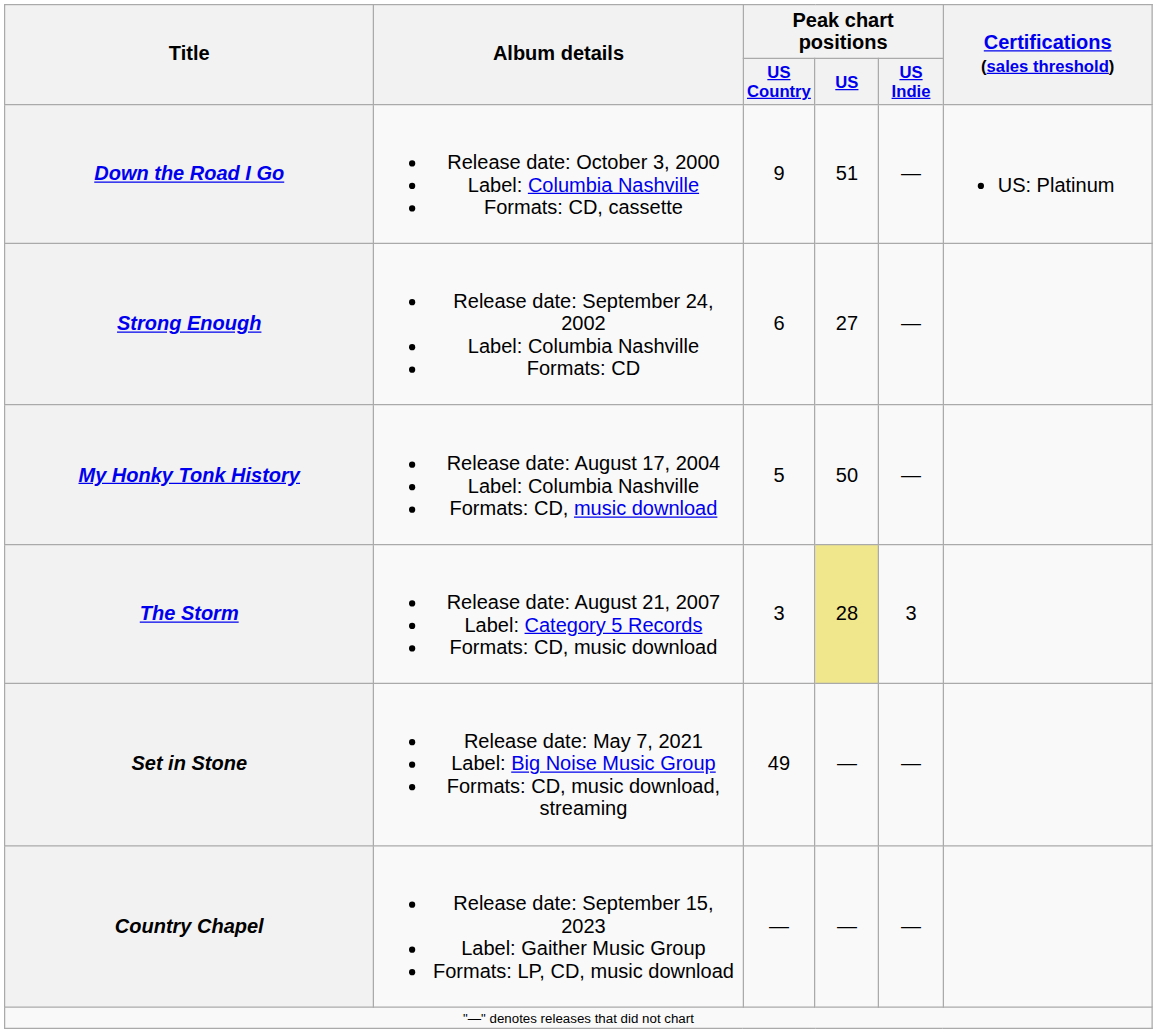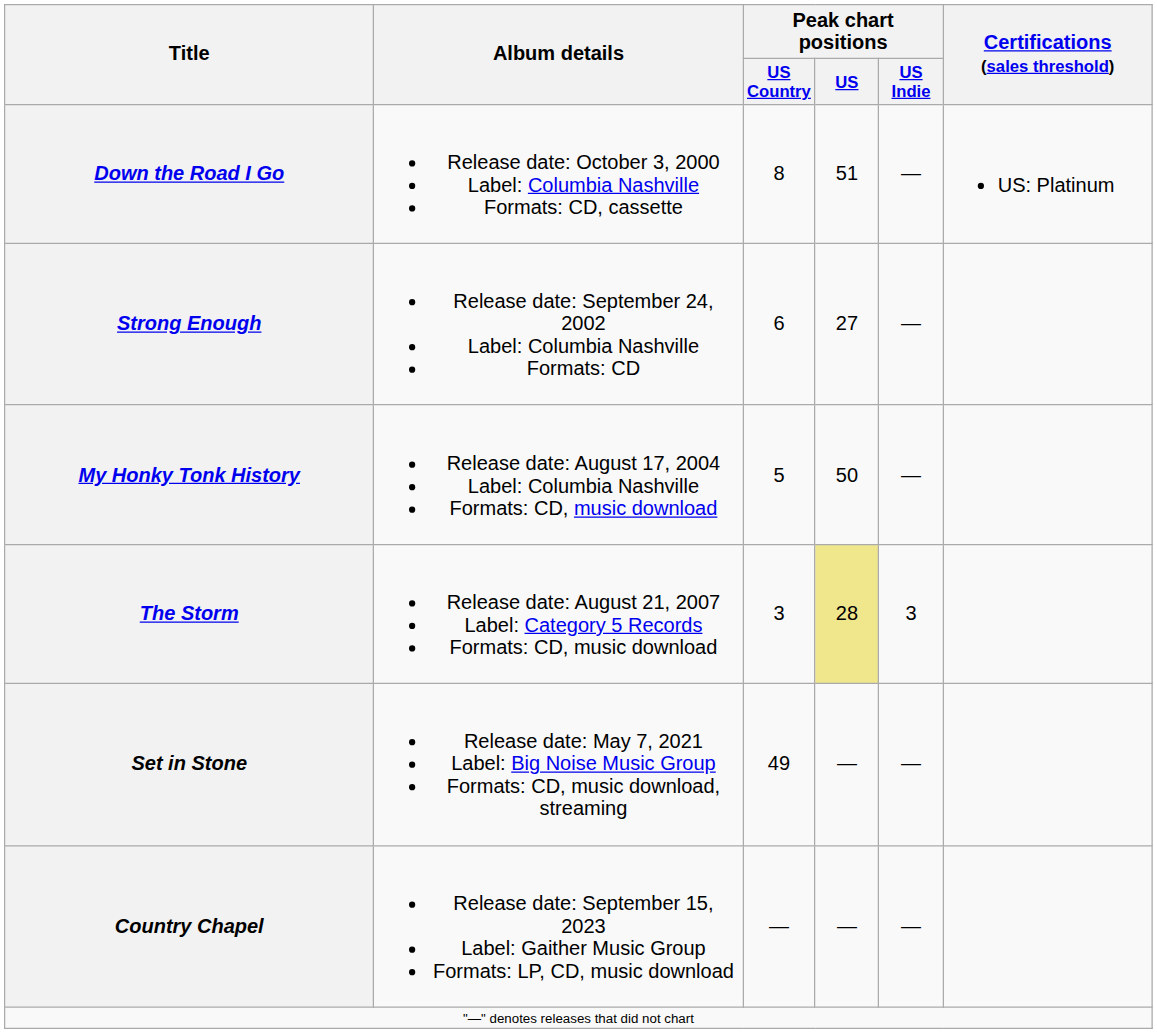(779, 173) 9 -> (779, 173) 8
